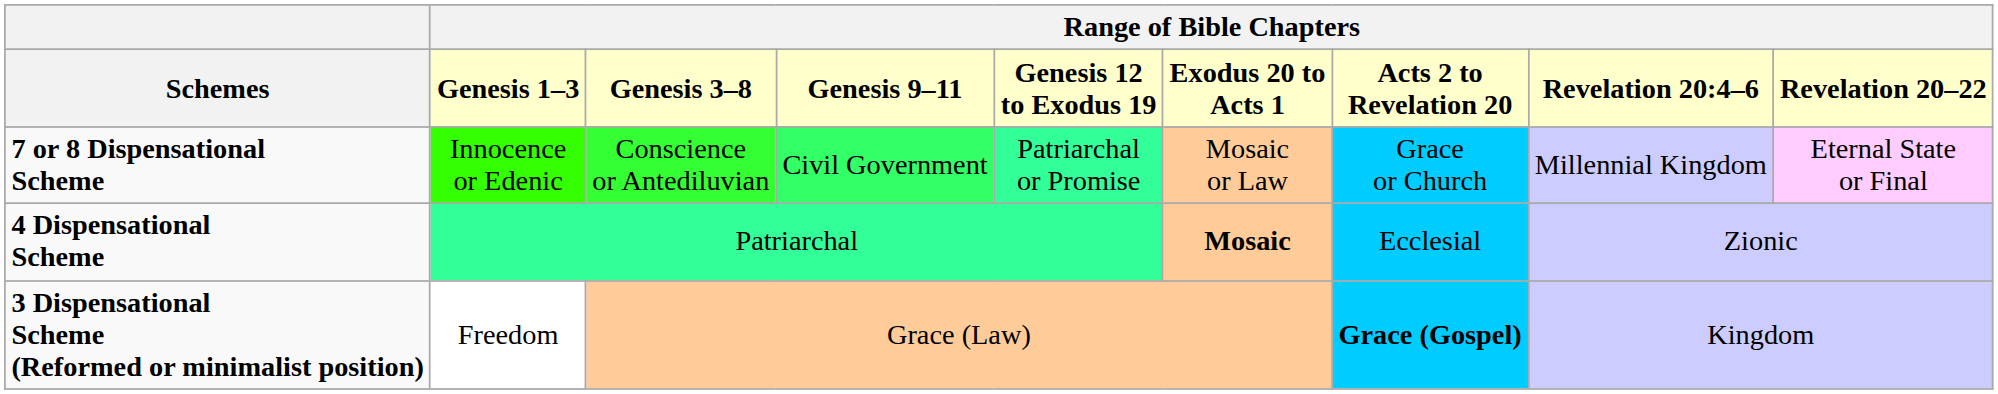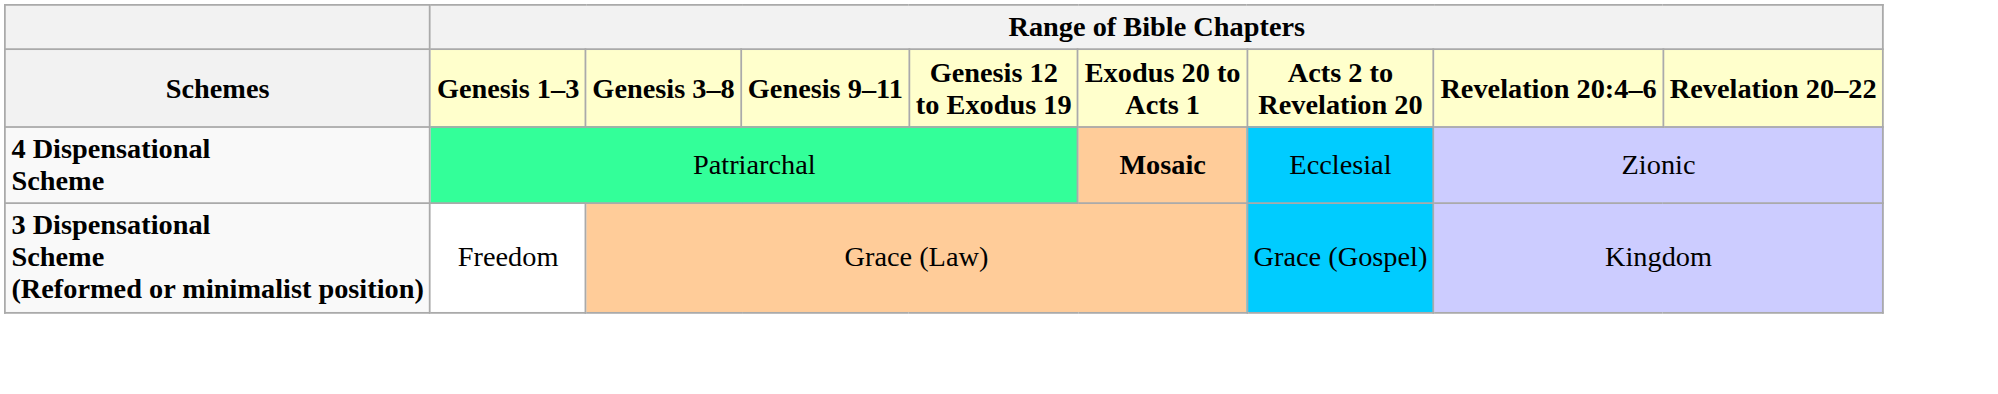- row: (138, 164)
(1430, 334) bold -> (1340, 257) normal
